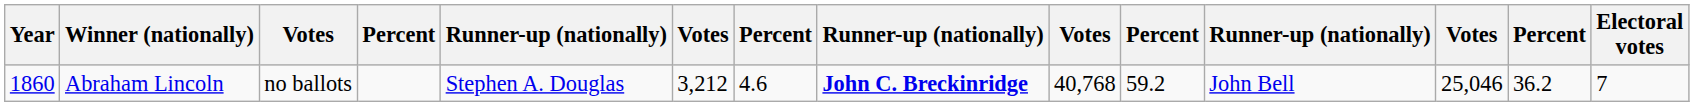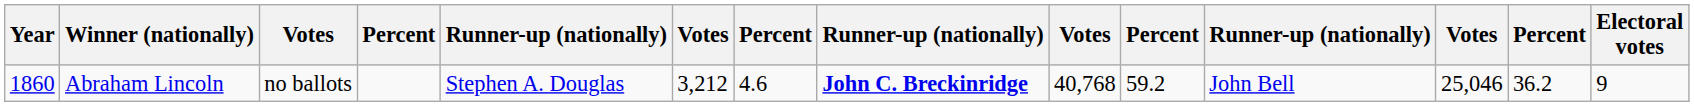(1602, 82) 7 -> (1602, 82) 9
